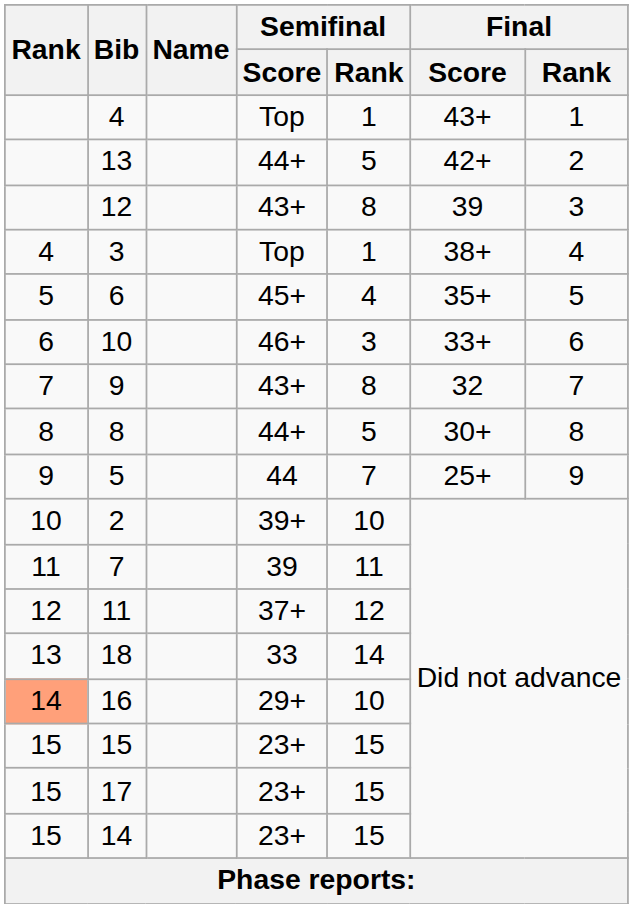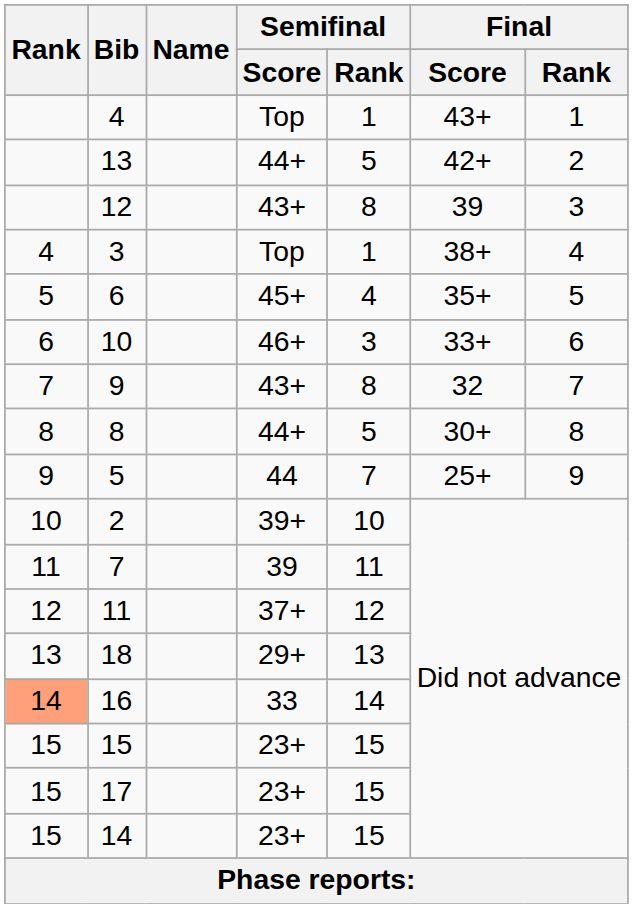(282, 655) 33 -> (282, 655) 29+
(369, 655) 14 -> (369, 655) 13
(282, 700) 29+ -> (282, 700) 33
(369, 700) 10 -> (369, 700) 14
